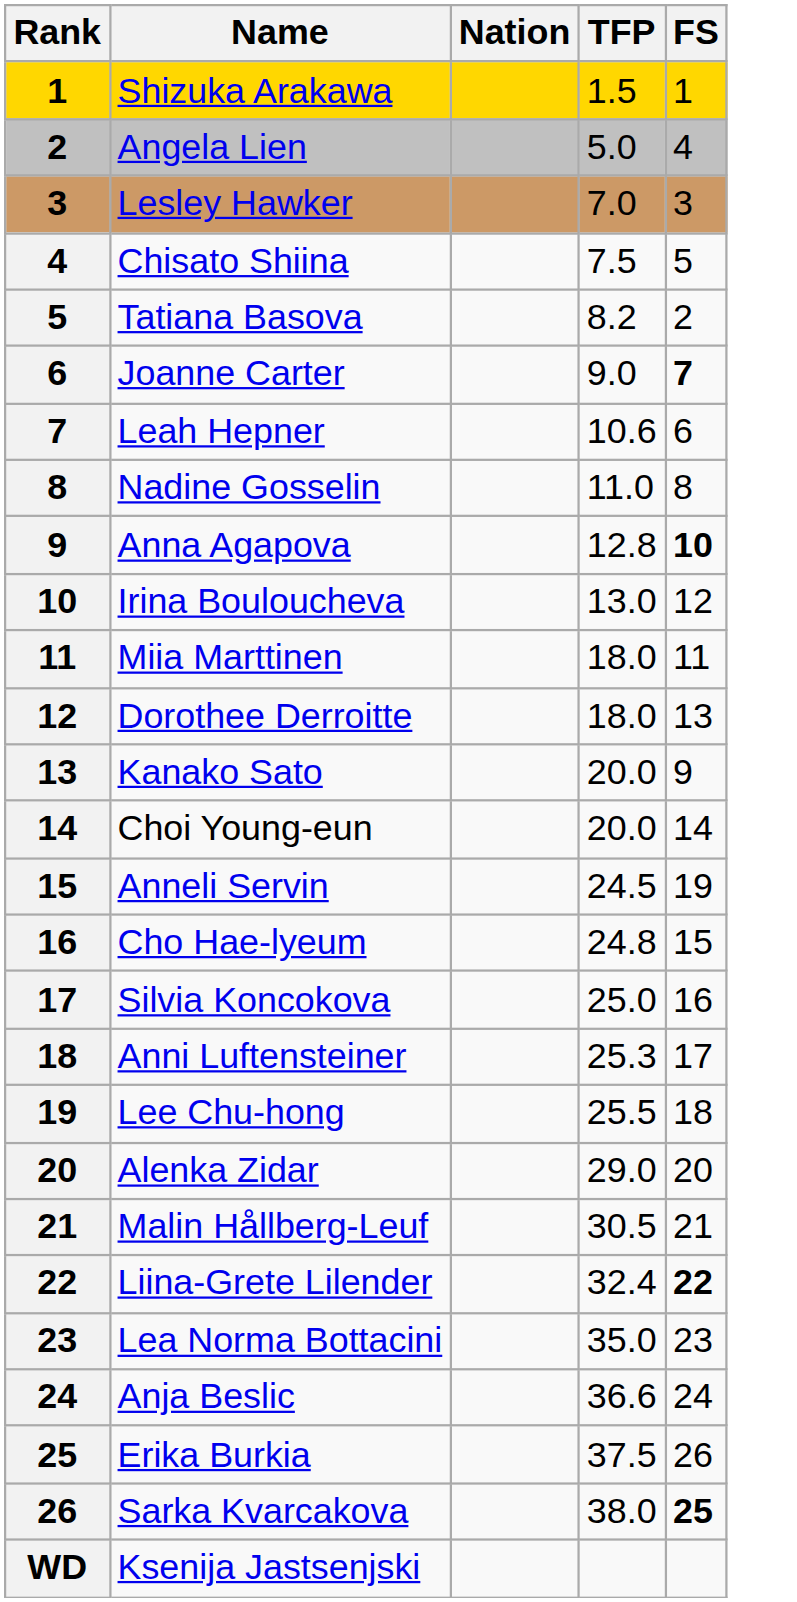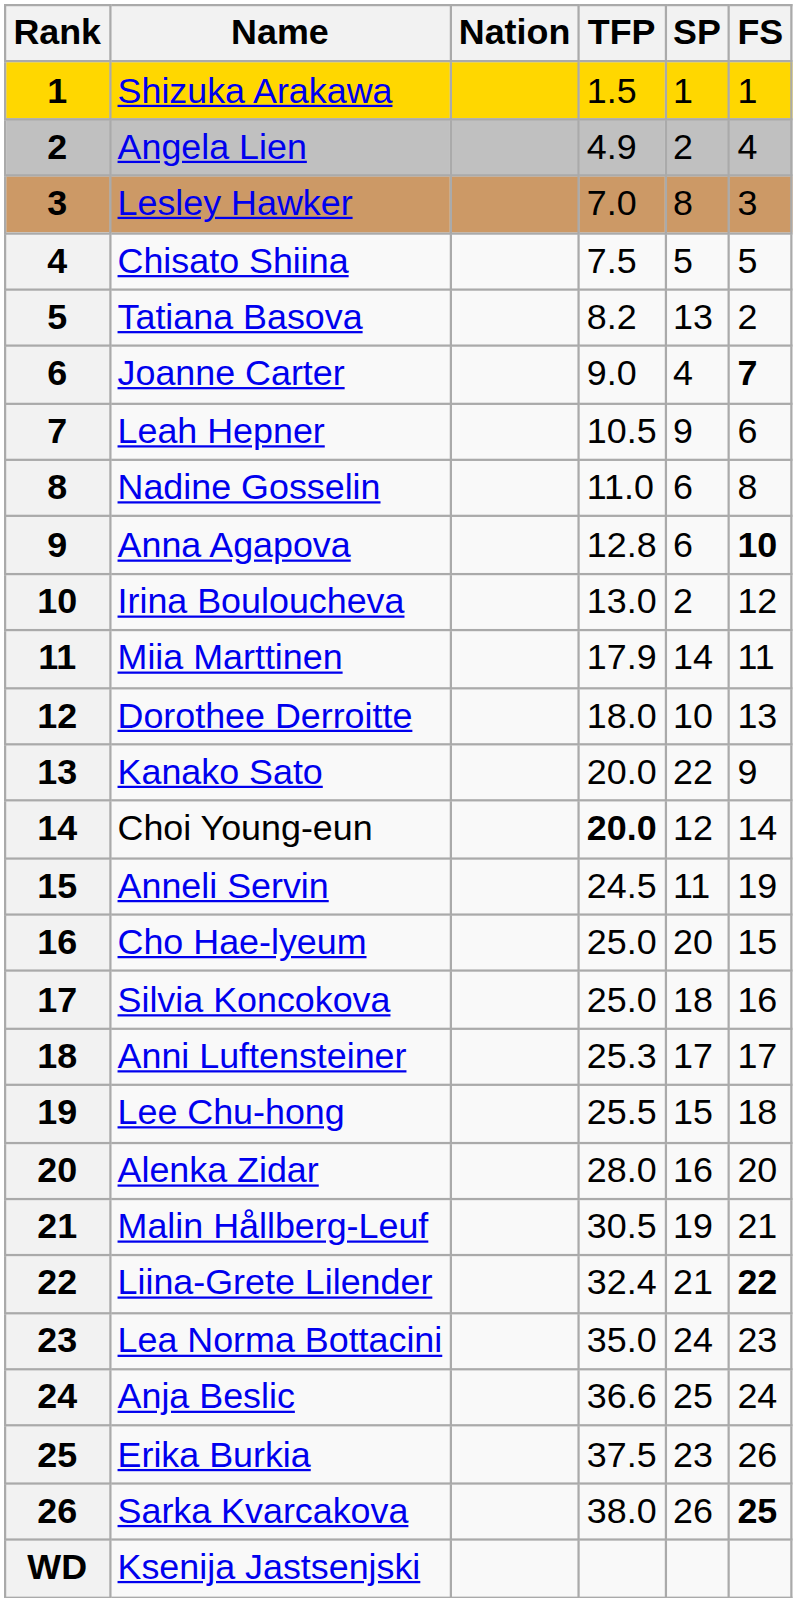+ column: (697, 32)
(612, 146) 5.0 -> (612, 146) 4.9
(622, 430) 10.6 -> (622, 430) 10.5
(622, 658) 18.0 -> (622, 658) 17.9
(622, 828) normal -> (622, 828) bold
(622, 942) 24.8 -> (622, 942) 25.0
(622, 1169) 29.0 -> (622, 1169) 28.0
